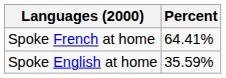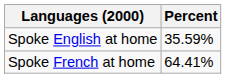rows swapped: (81, 39) <-> (83, 62)
